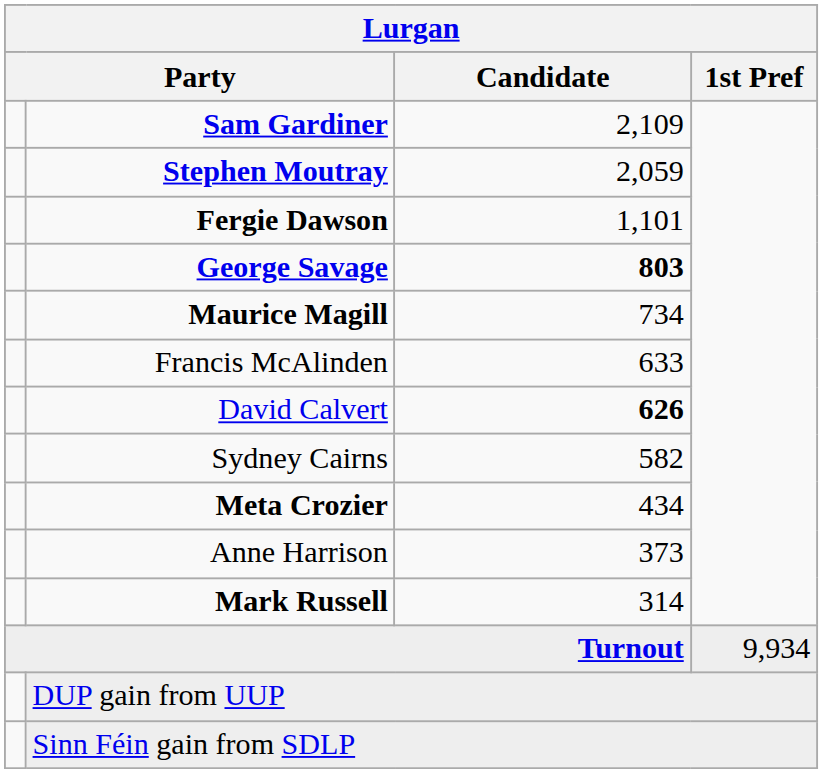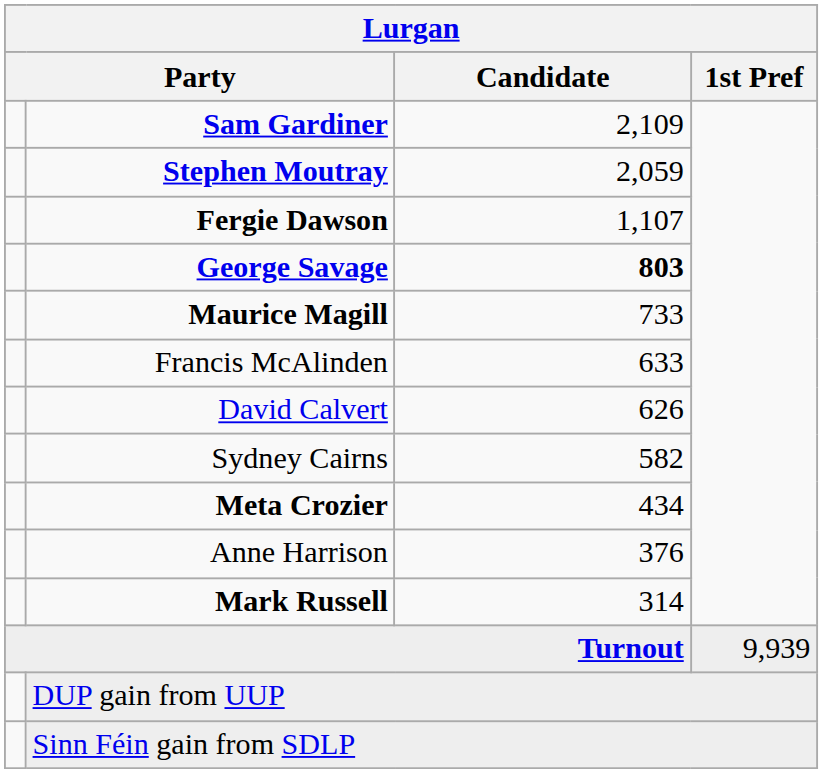(650, 219) 1,101 -> (650, 219) 1,107
(661, 314) 734 -> (661, 314) 733
(661, 409) bold -> (661, 409) normal
(661, 553) 373 -> (661, 553) 376
(777, 648) 9,934 -> (777, 648) 9,939
